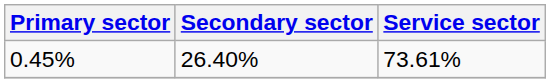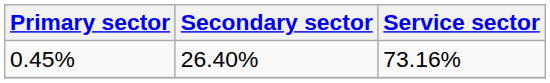(422, 58) 73.61% -> (422, 58) 73.16%
